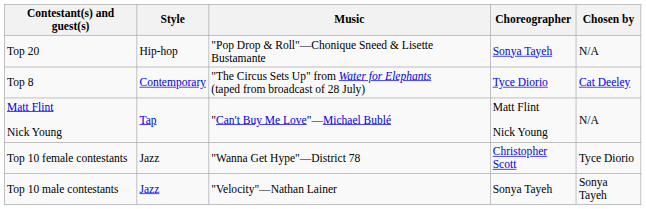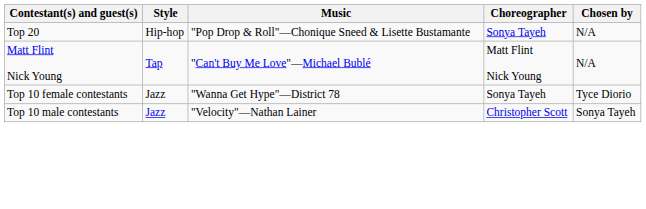- row: (20, 82)
(520, 157) Christopher Scott -> (516, 94) Sonya Tayeh
(522, 189) Sonya Tayeh -> (527, 112) Christopher Scott
